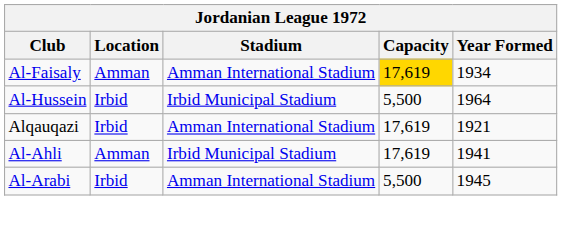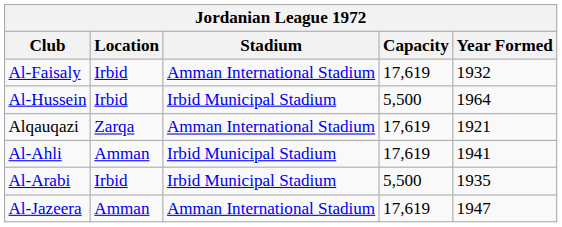(122, 72) Amman -> (111, 72) Irbid
(407, 72) gold background -> (407, 72) no background
(474, 72) 1934 -> (474, 72) 1932
(111, 126) Irbid -> (114, 126) Zarqa
(271, 180) Amman International Stadium -> (252, 180) Irbid Municipal Stadium
(474, 180) 1945 -> (474, 180) 1935
+ row: (45, 208)
